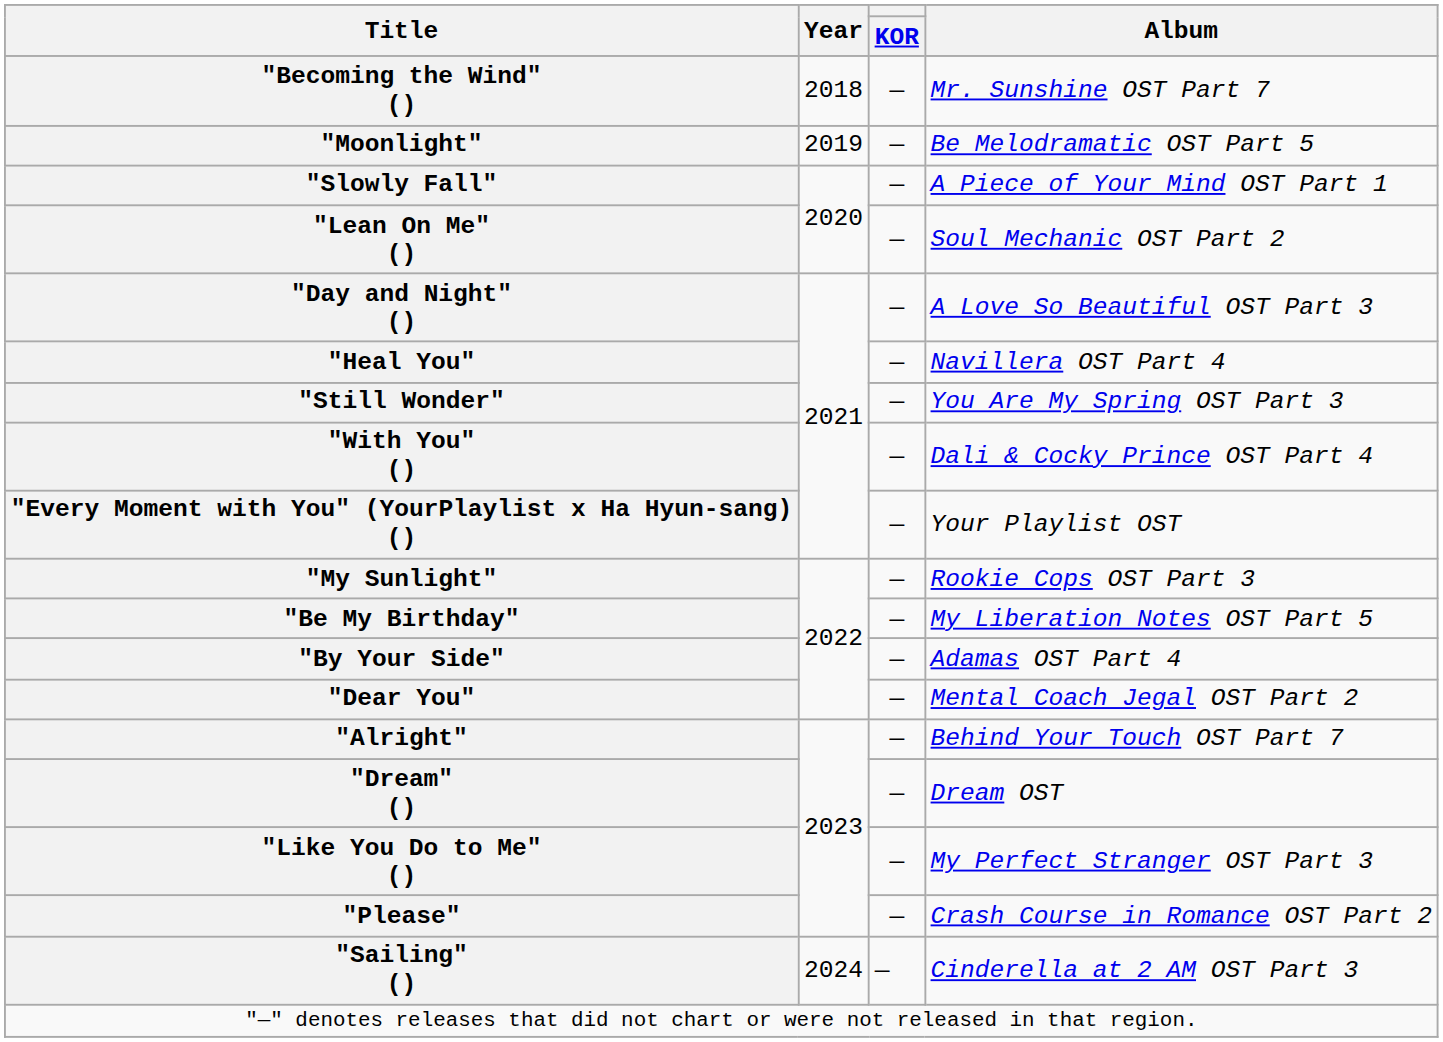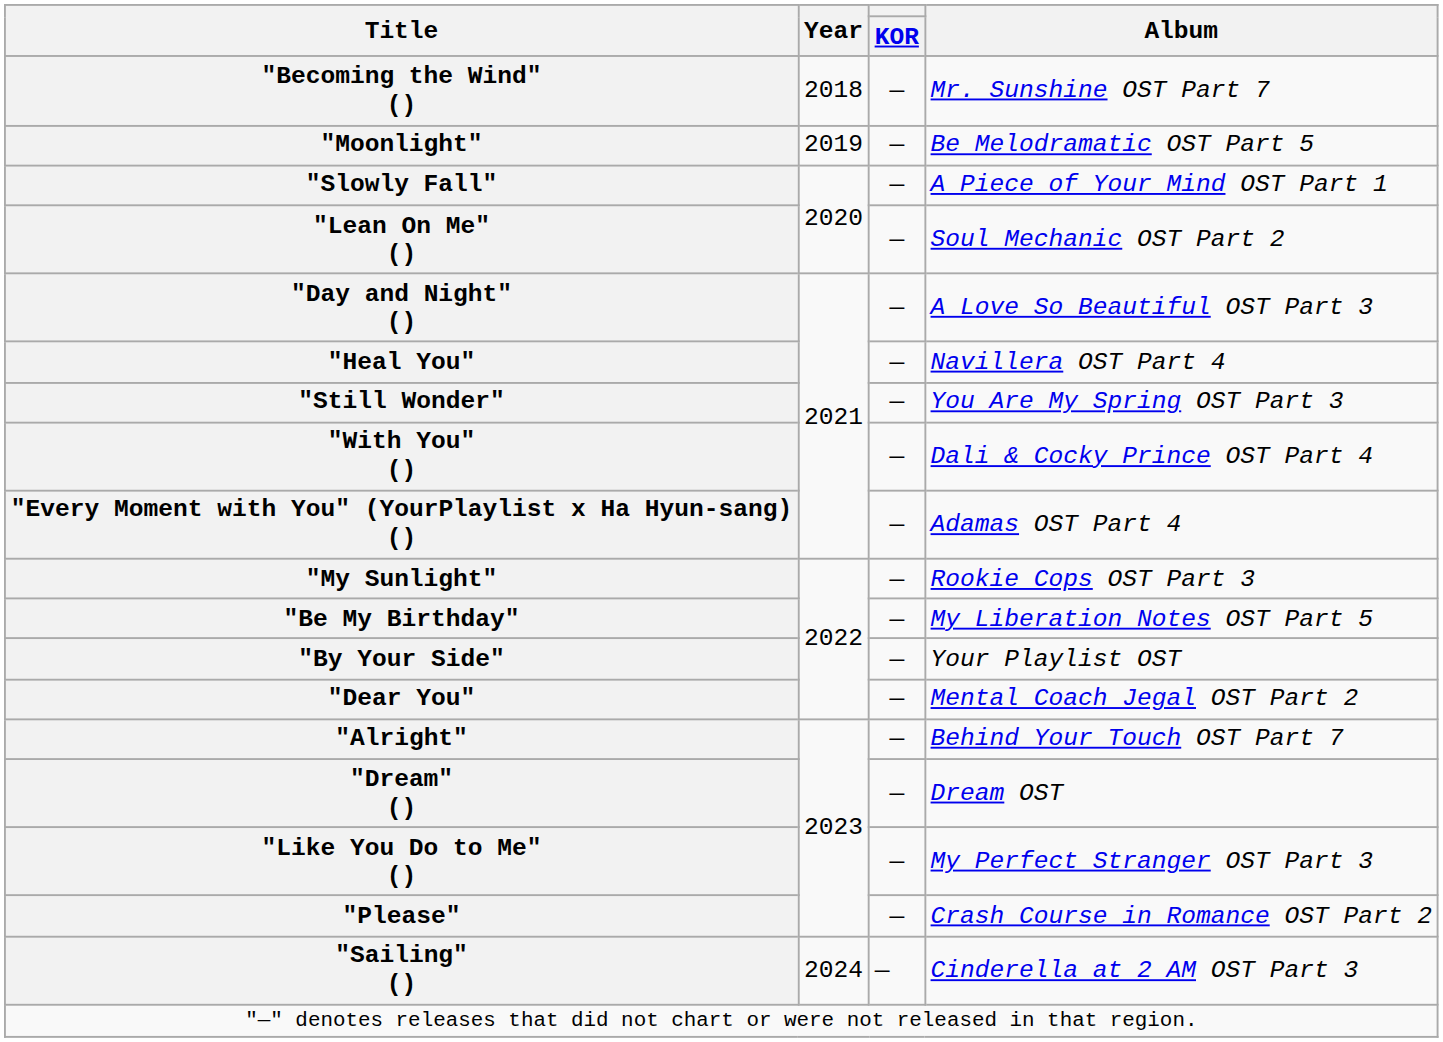(1056, 525) Your Playlist OST -> (1056, 525) Adamas OST Part 4
(1056, 659) Adamas OST Part 4 -> (1056, 659) Your Playlist OST
